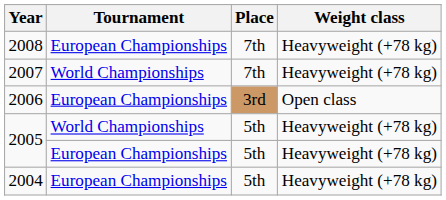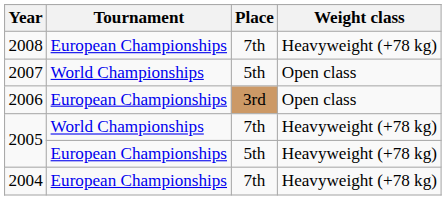(254, 72) 7th -> (254, 72) 5th
(359, 72) Heavyweight (+78 kg) -> (319, 72) Open class
(254, 126) 5th -> (254, 126) 7th
(254, 180) 5th -> (254, 180) 7th
